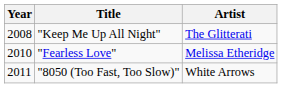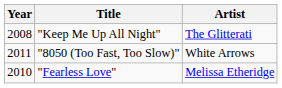rows swapped: (77, 53) <-> (109, 72)
